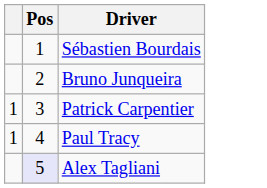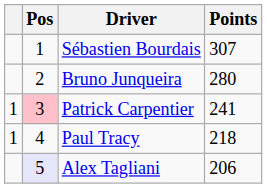+ column: (233, 19)
(40, 109) no background -> (40, 109) pink background
